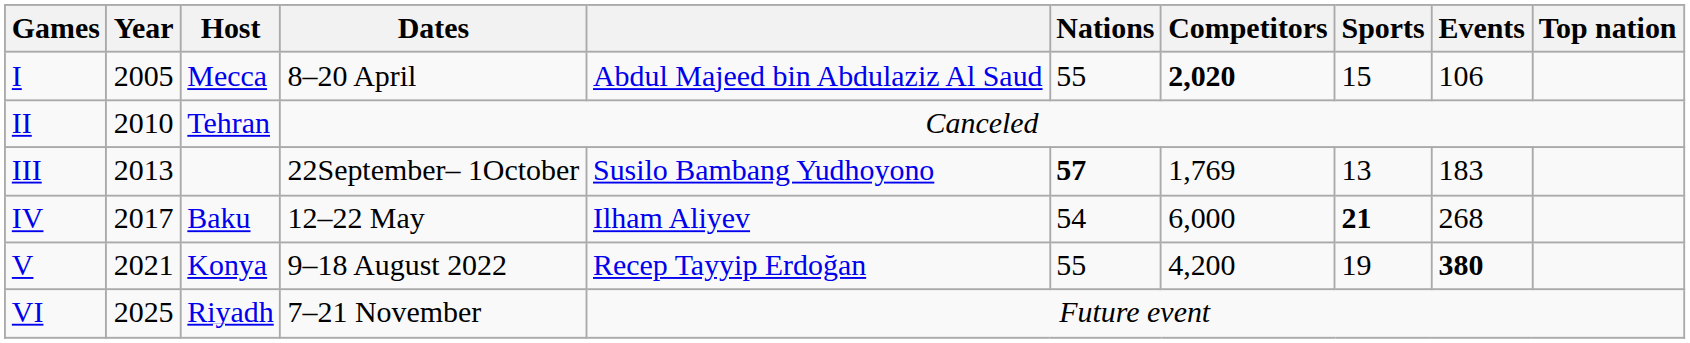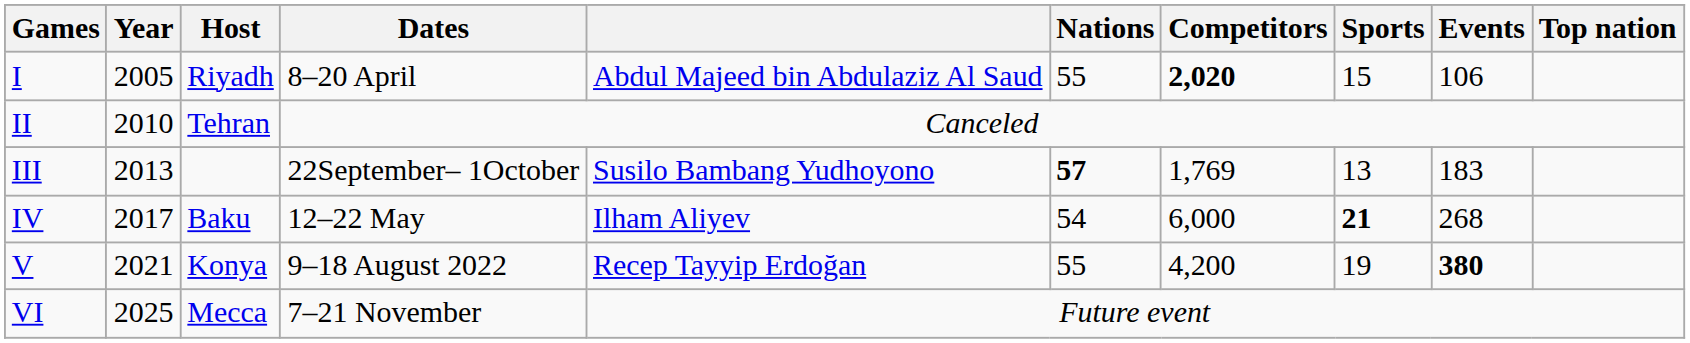(227, 75) Mecca -> (231, 75) Riyadh
(231, 312) Riyadh -> (227, 312) Mecca
